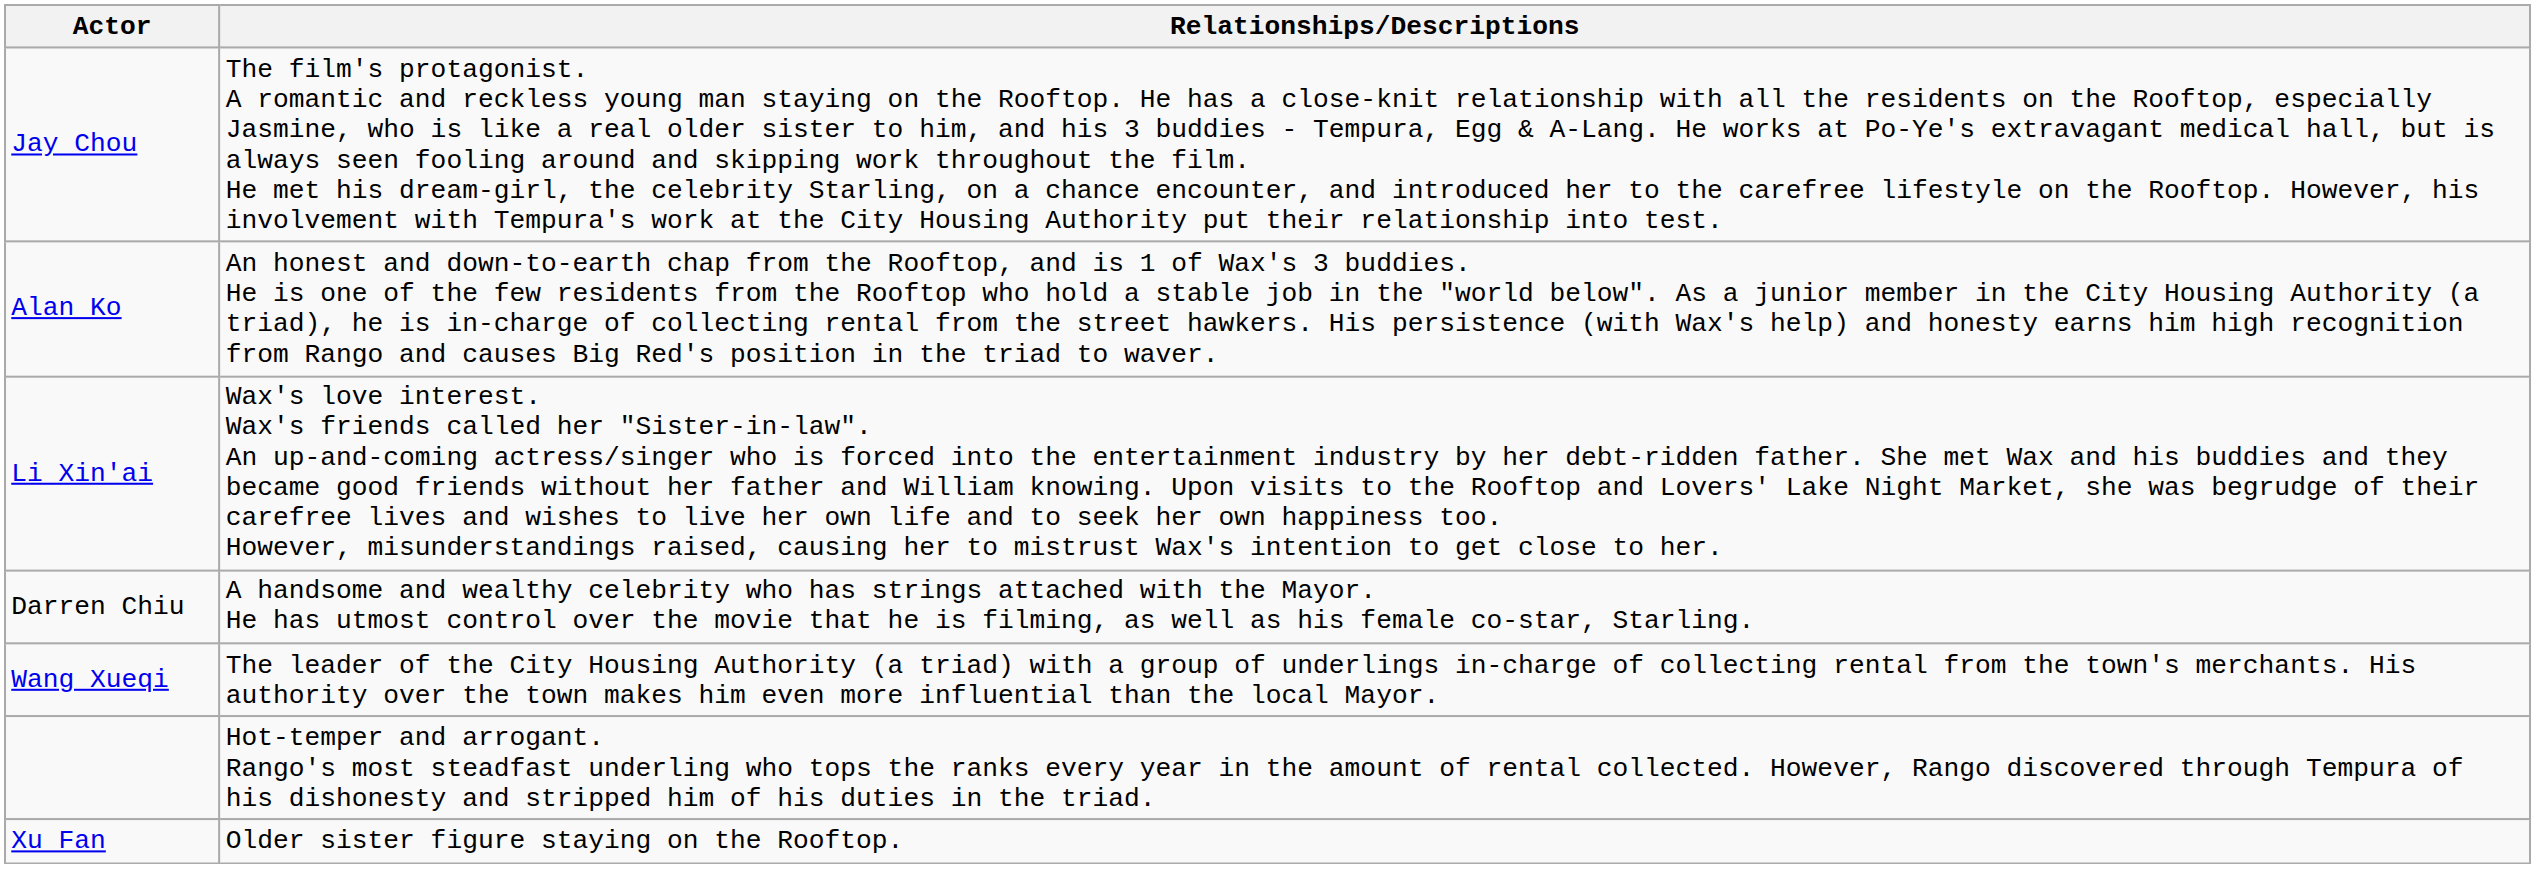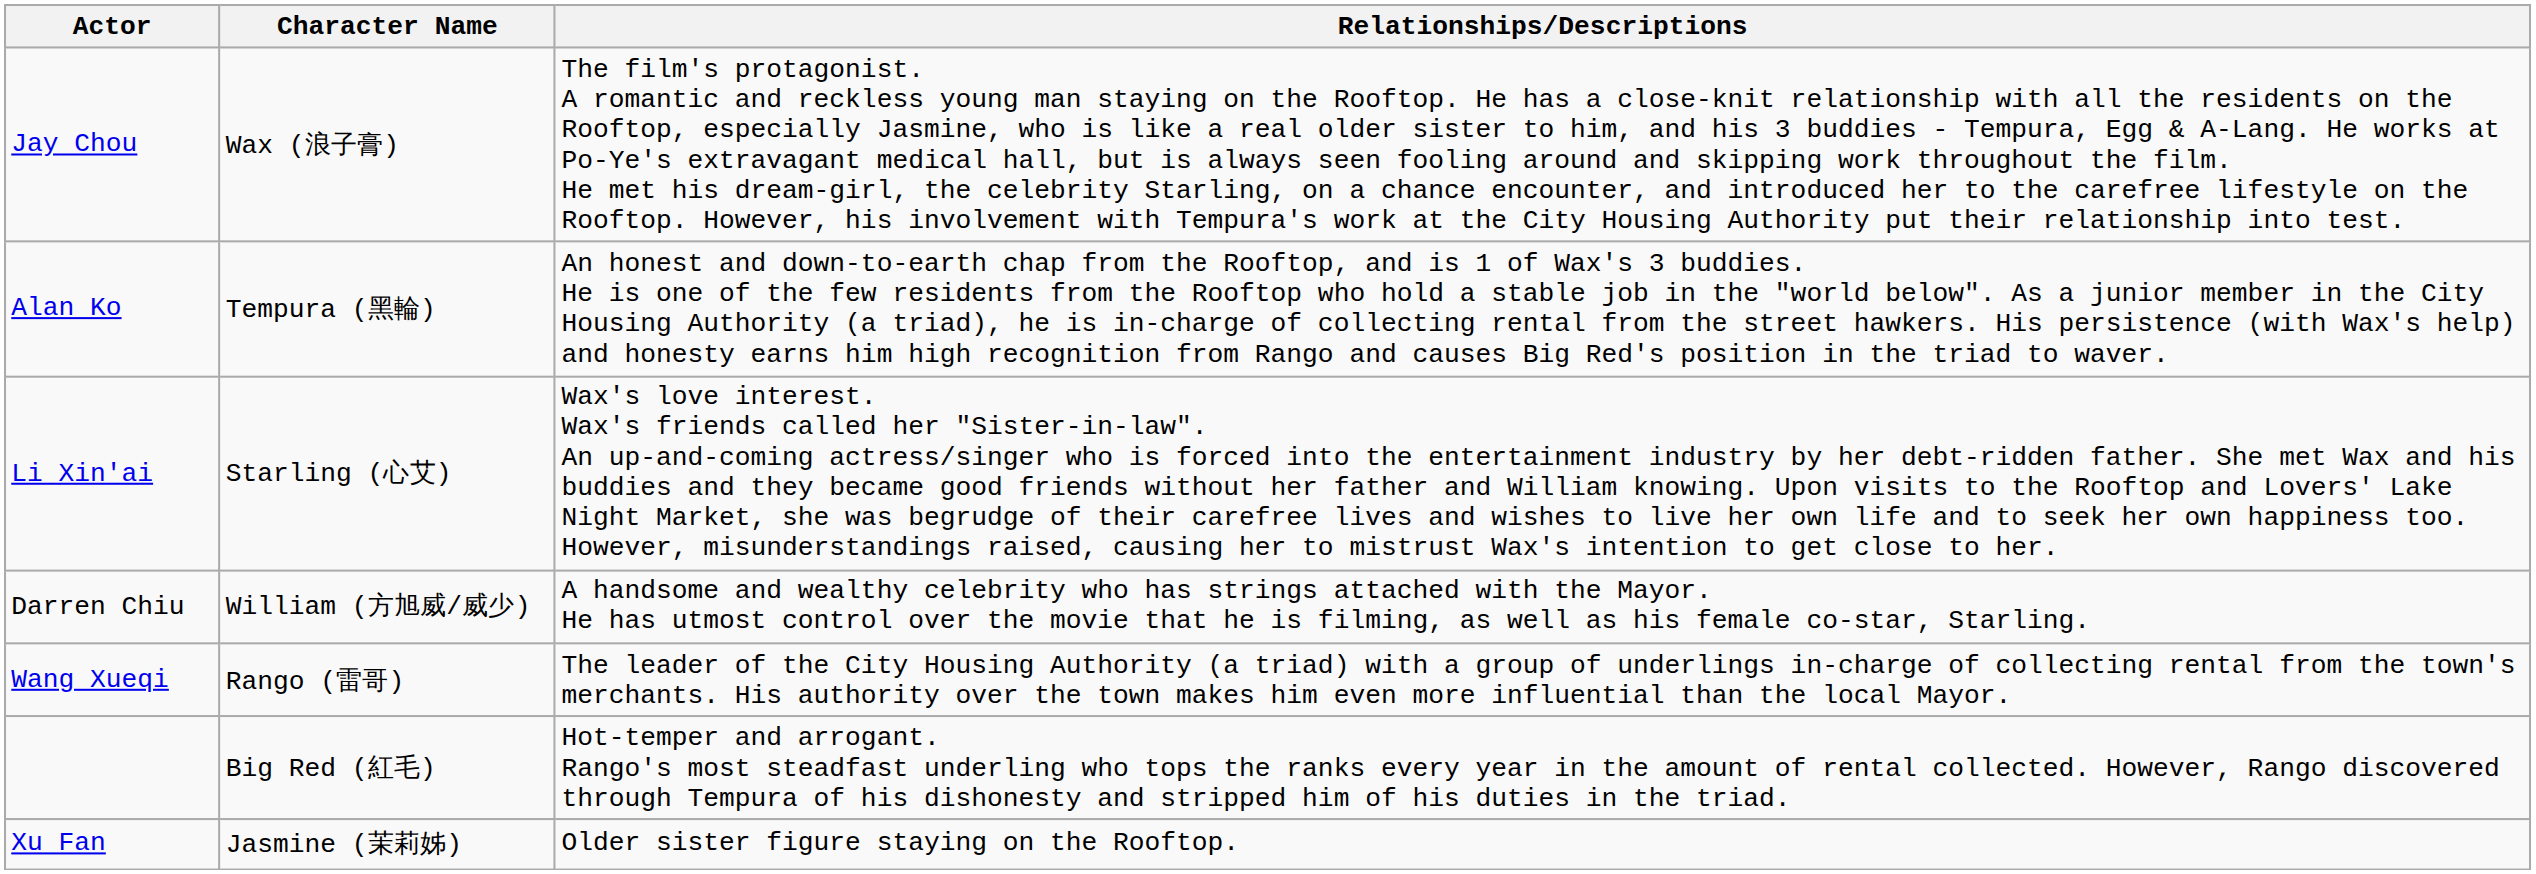+ column: (387, 26)
